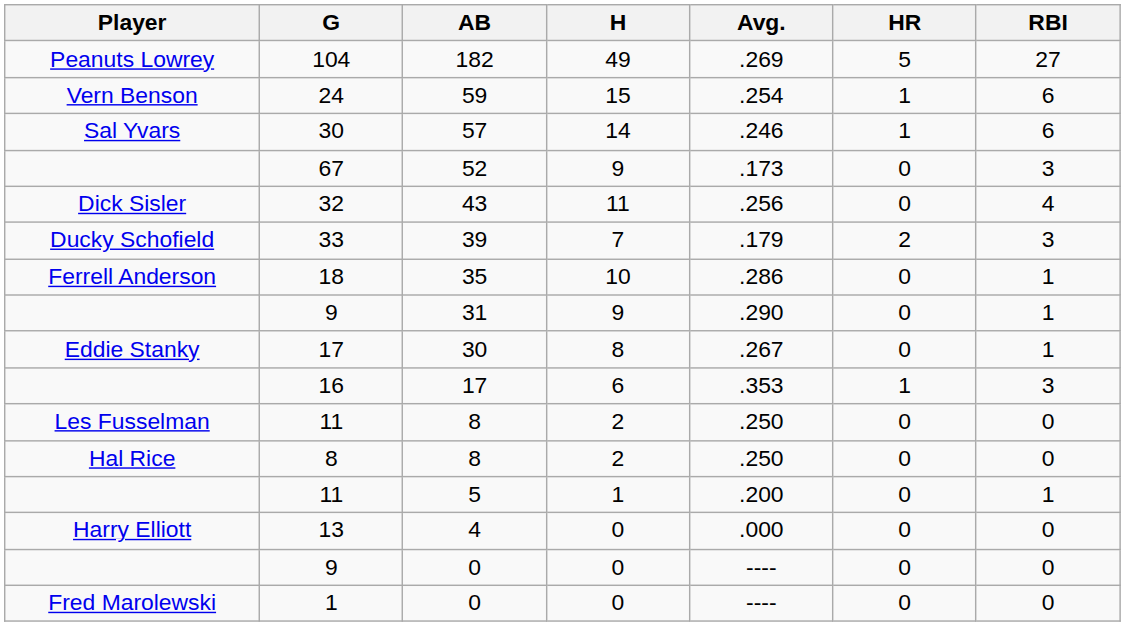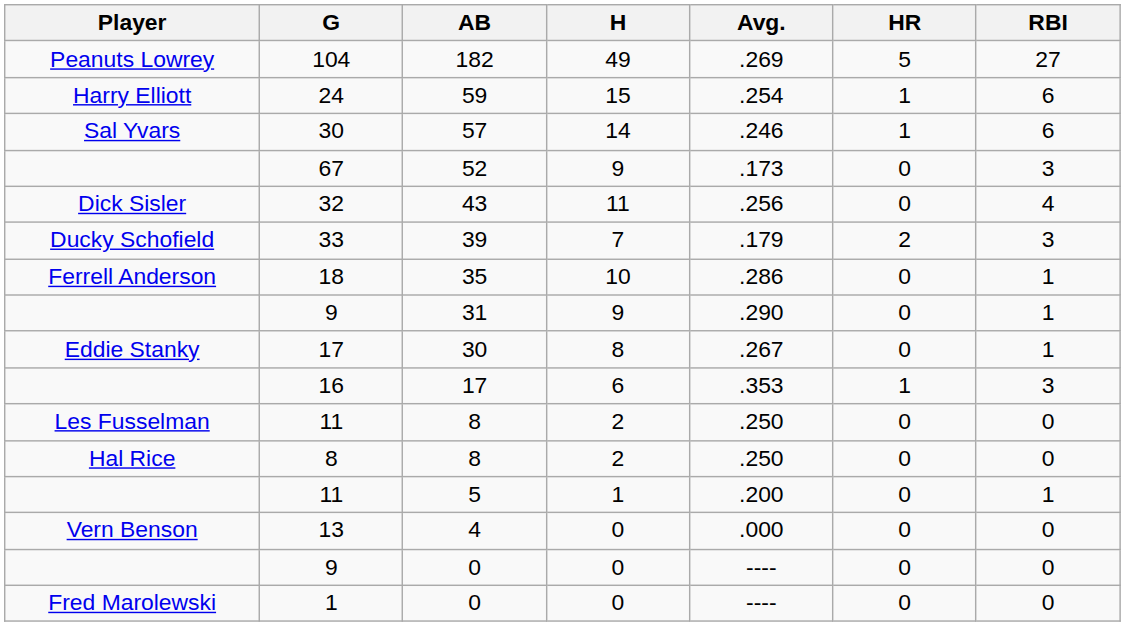(132, 95) Vern Benson -> (132, 95) Harry Elliott
(132, 530) Harry Elliott -> (132, 530) Vern Benson
